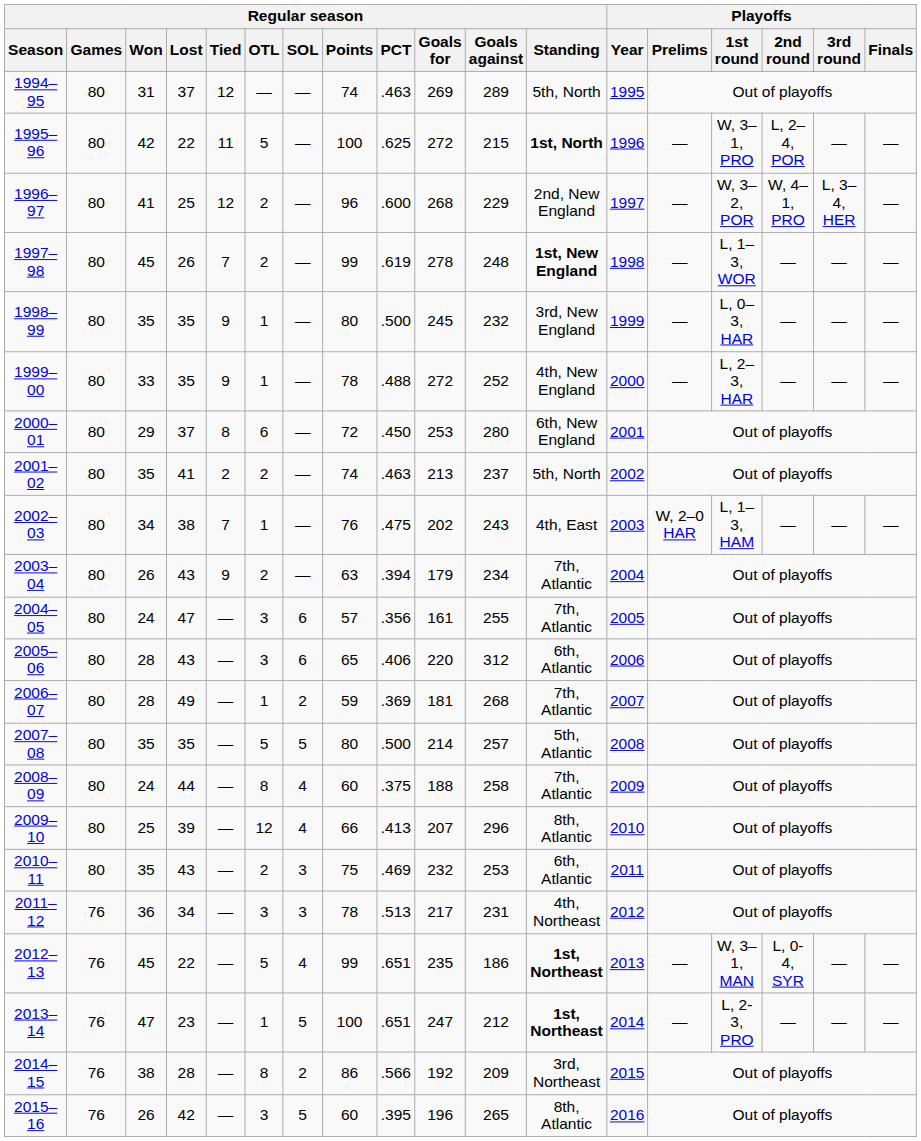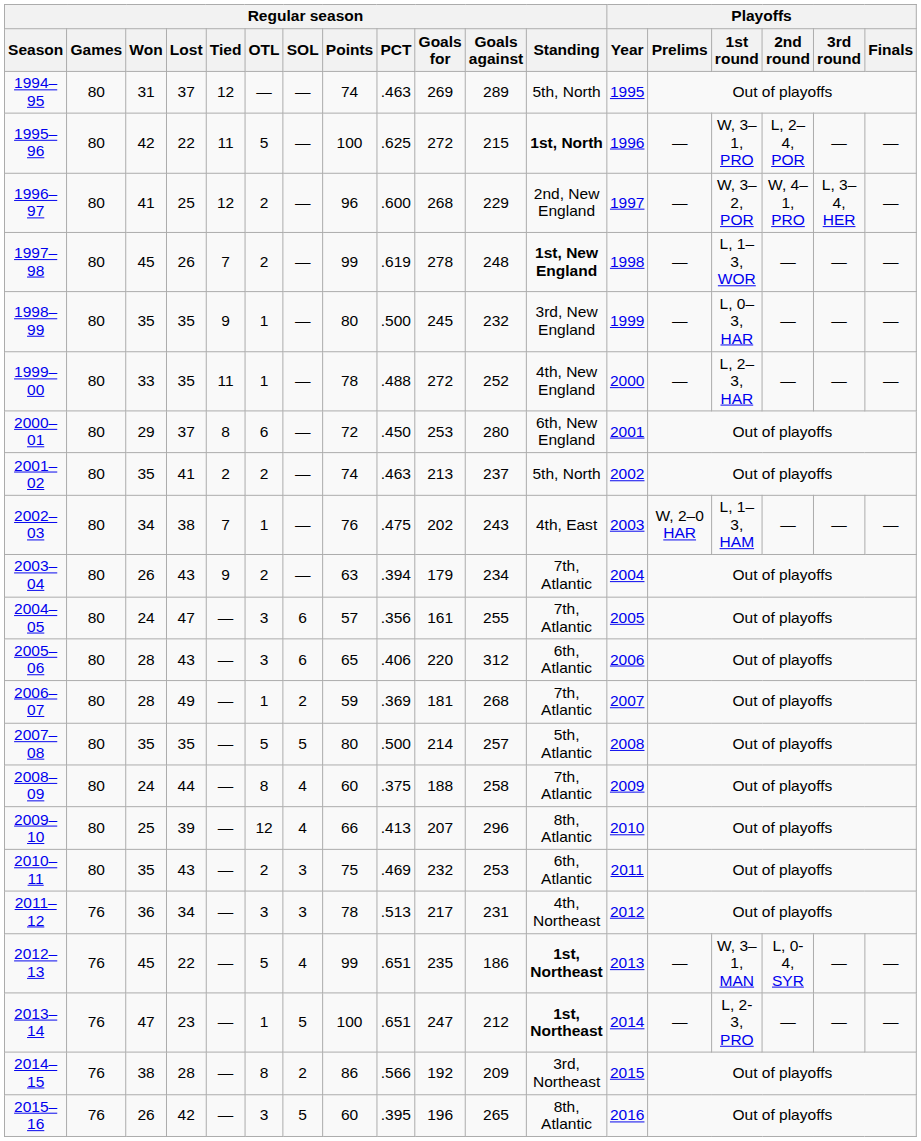(226, 381) 9 -> (226, 381) 11
